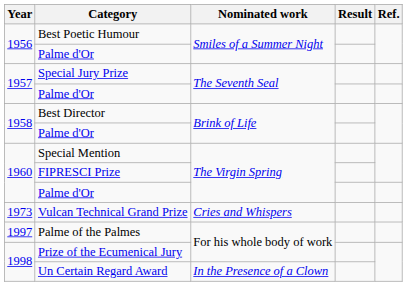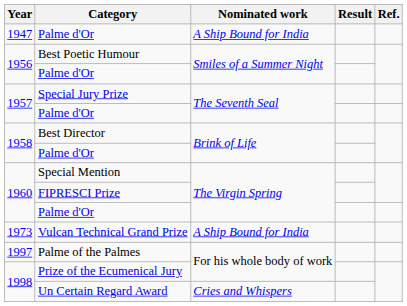+ row: (20, 34)
(243, 212) Cries and Whispers -> (251, 232) A Ship Bound for India
(261, 271) In the Presence of a Clown -> (243, 291) Cries and Whispers
